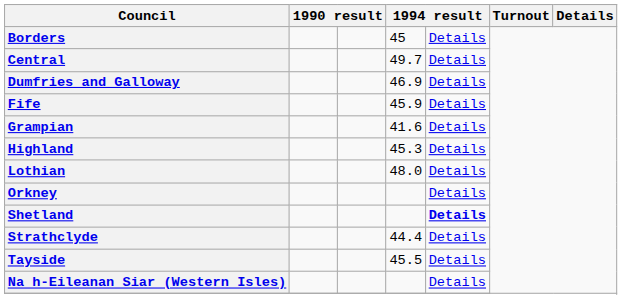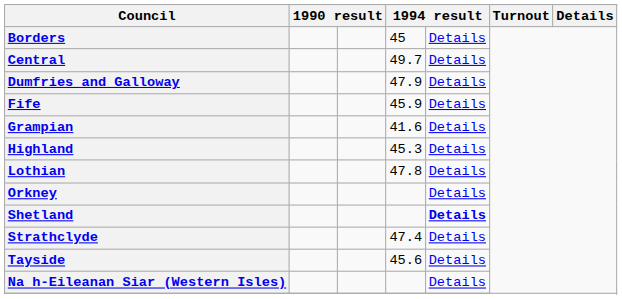(406, 82) 46.9 -> (406, 82) 47.9
(406, 171) 48.0 -> (406, 171) 47.8
(406, 238) 44.4 -> (406, 238) 47.4
(406, 260) 45.5 -> (406, 260) 45.6
